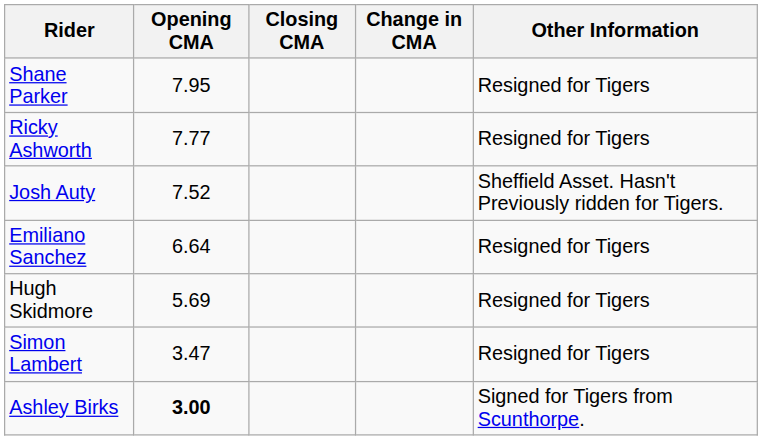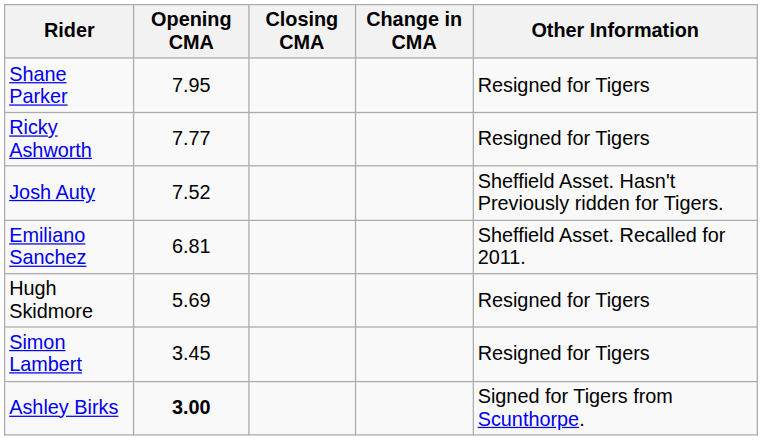(191, 246) 6.64 -> (191, 246) 6.81
(564, 246) Resigned for Tigers -> (602, 246) Sheffield Asset. Recalled for 2011.
(191, 354) 3.47 -> (191, 354) 3.45
